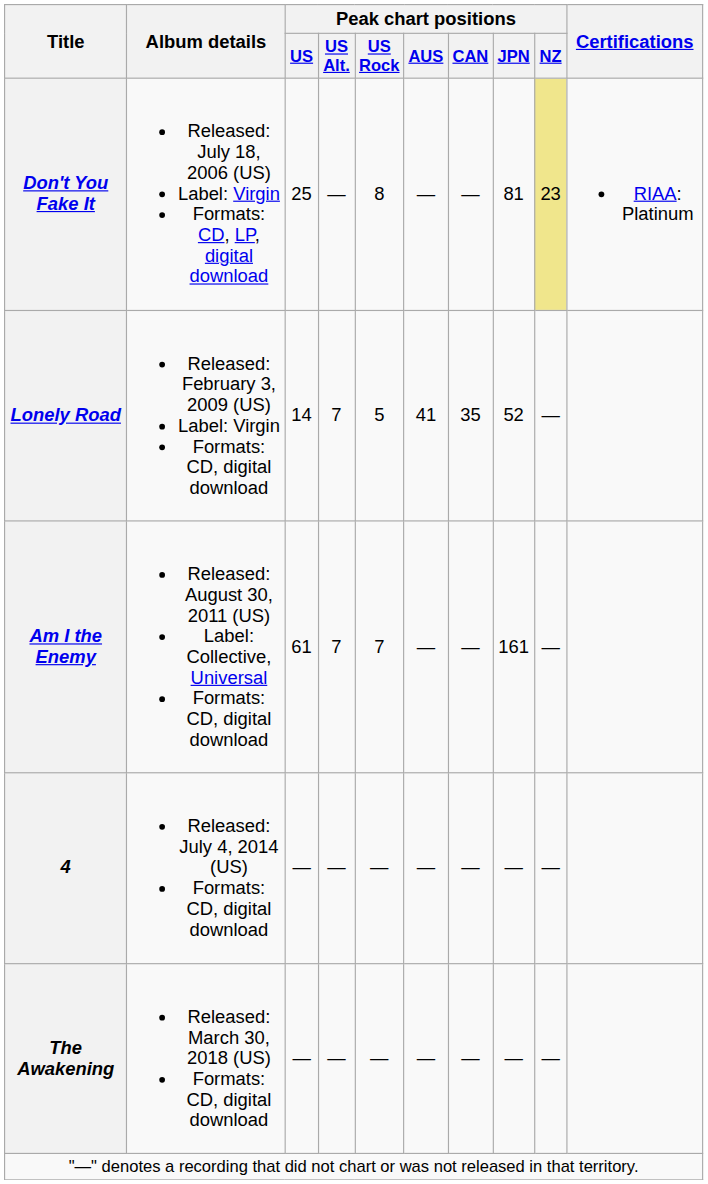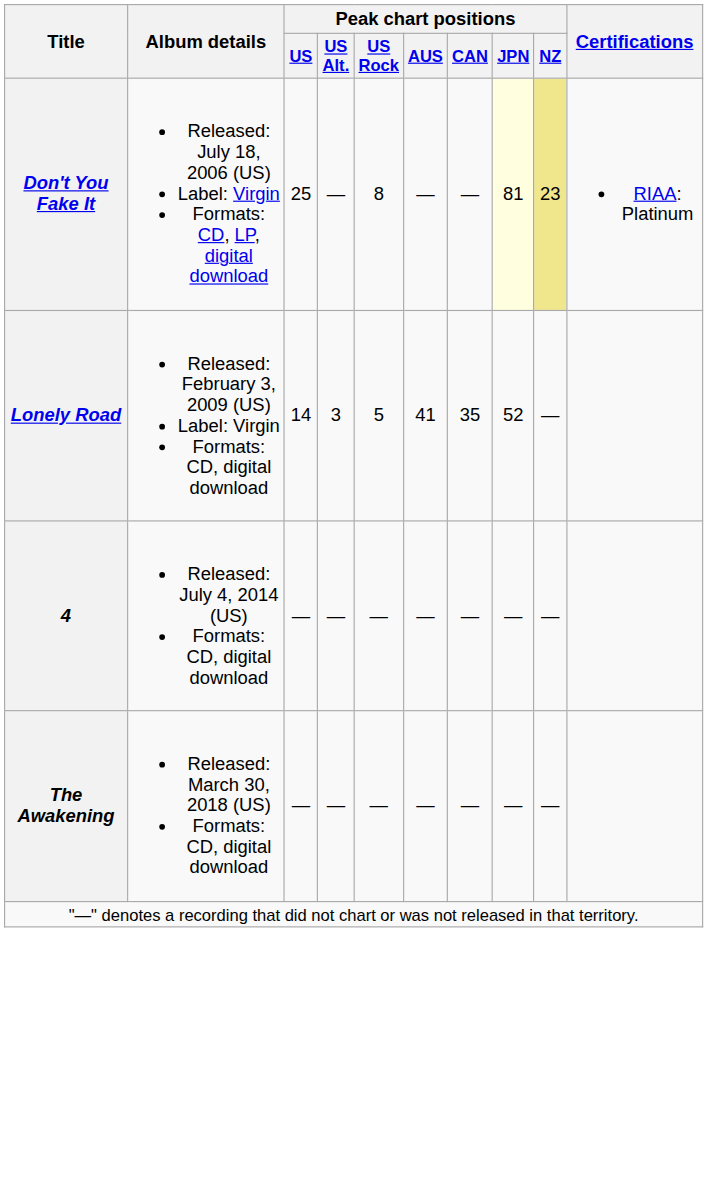(514, 194) no background -> (513, 194) lightyellow background
(336, 415) 7 -> (336, 415) 3
- row: (66, 646)
